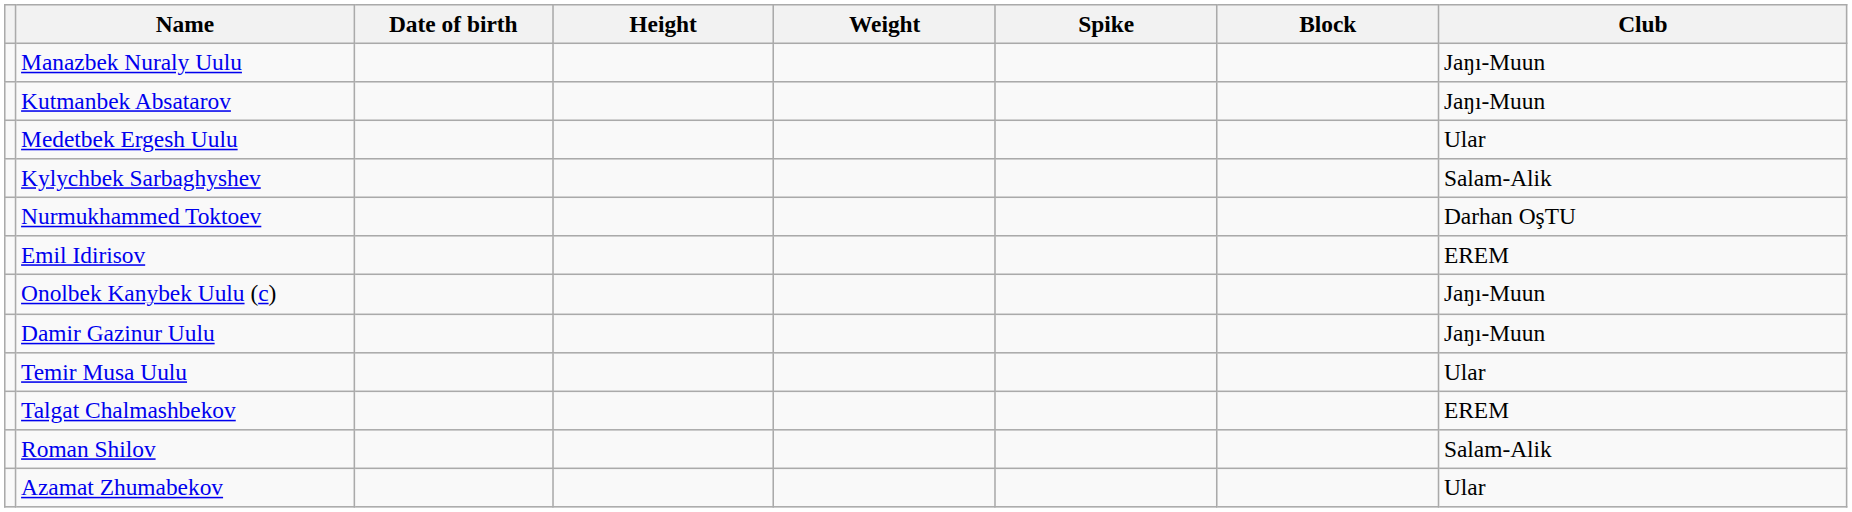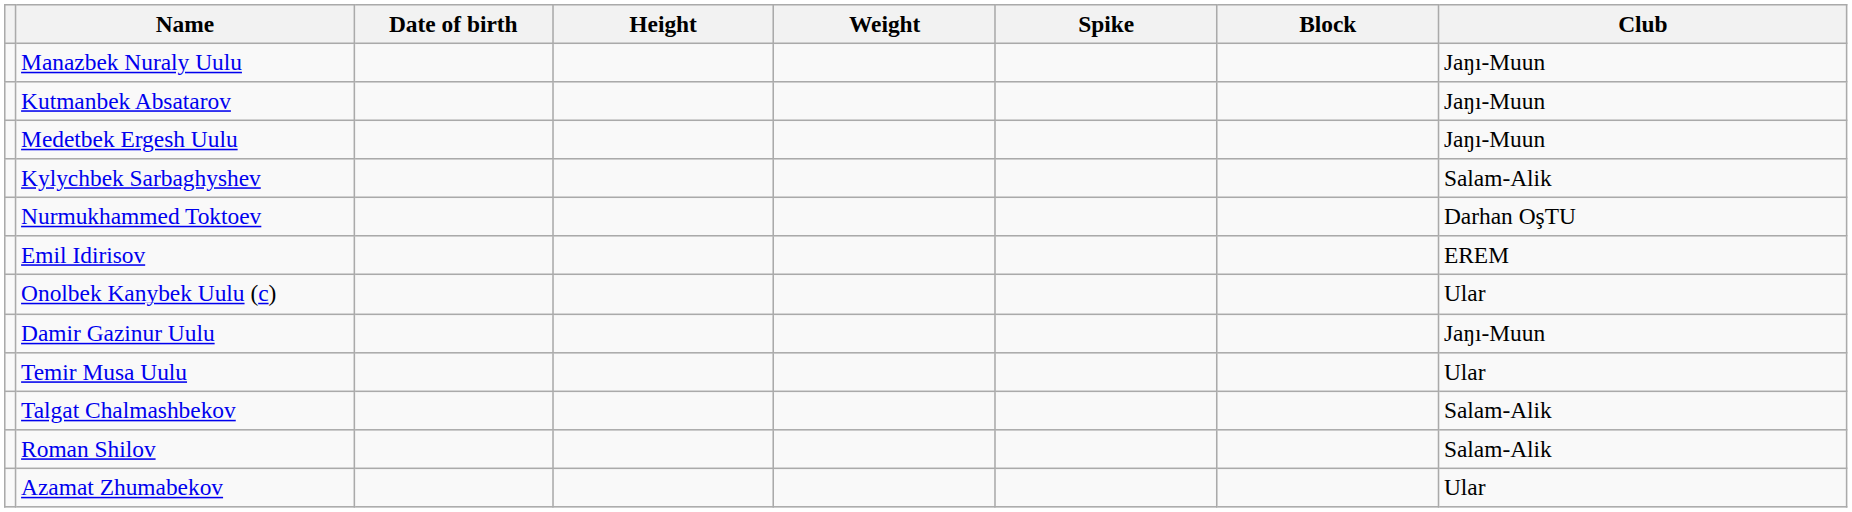(1465, 139) Ular -> (1495, 139) Jaŋı-Muun
(1495, 294) Jaŋı-Muun -> (1465, 294) Ular
(1476, 409) EREM -> (1498, 409) Salam-Alik
